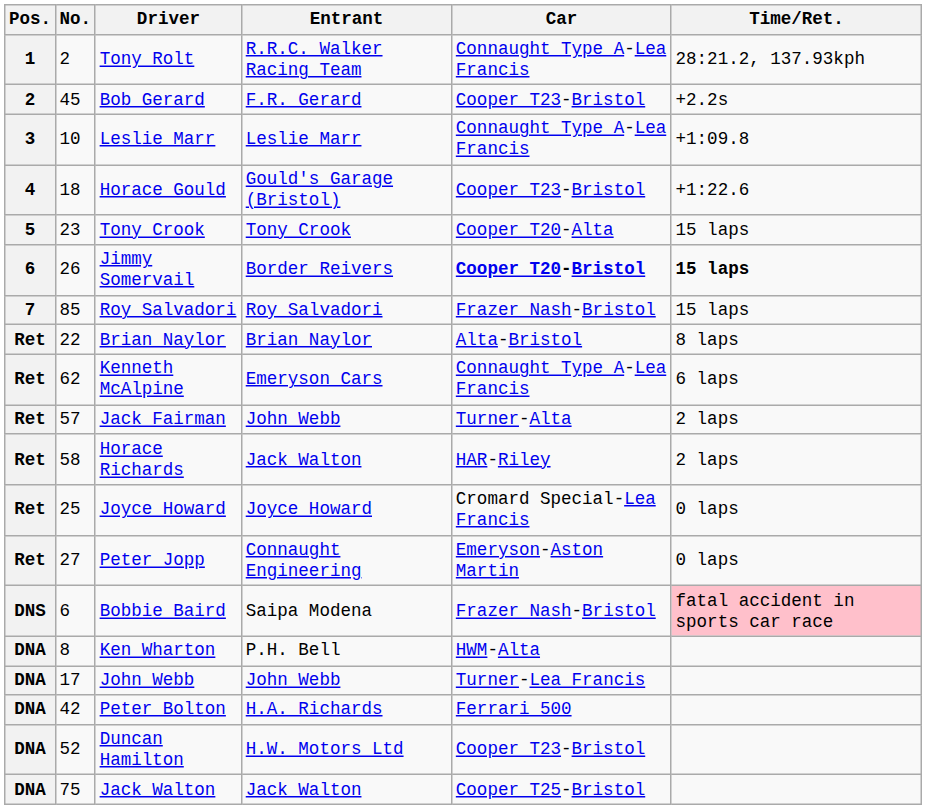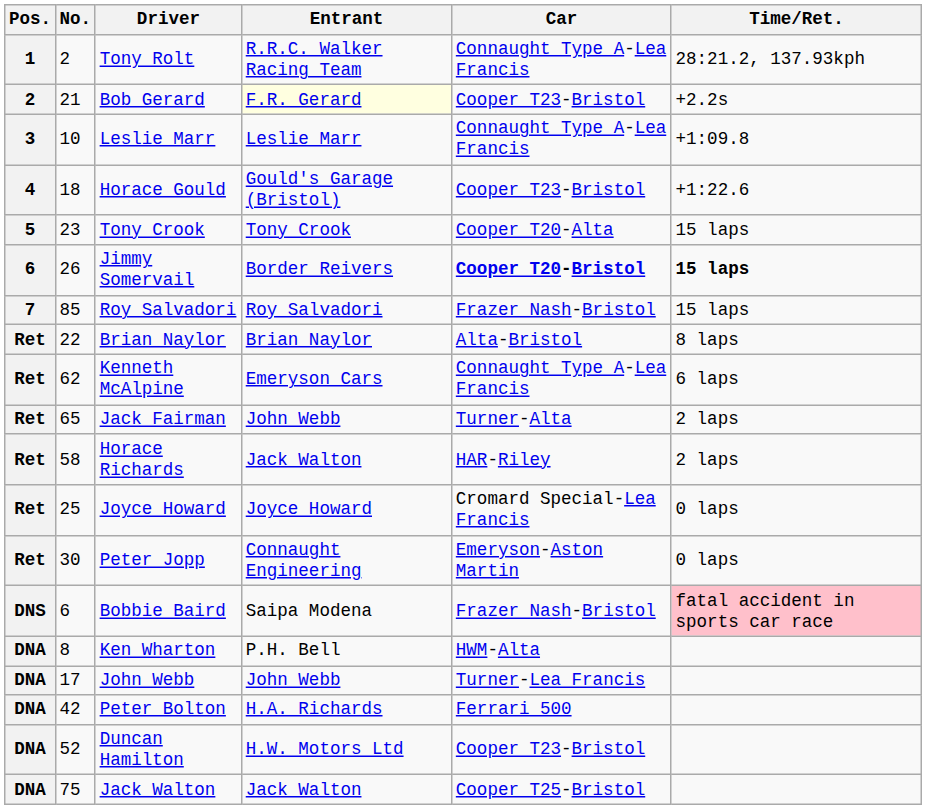(70, 99) 45 -> (70, 99) 21
(304, 99) no background -> (304, 99) lightyellow background
(70, 419) 57 -> (70, 419) 65
(70, 560) 27 -> (70, 560) 30
